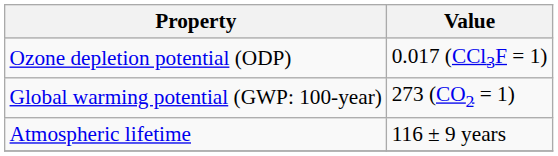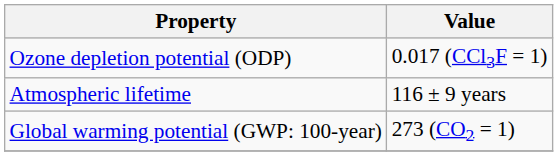rows swapped: (196, 97) <-> (100, 133)
